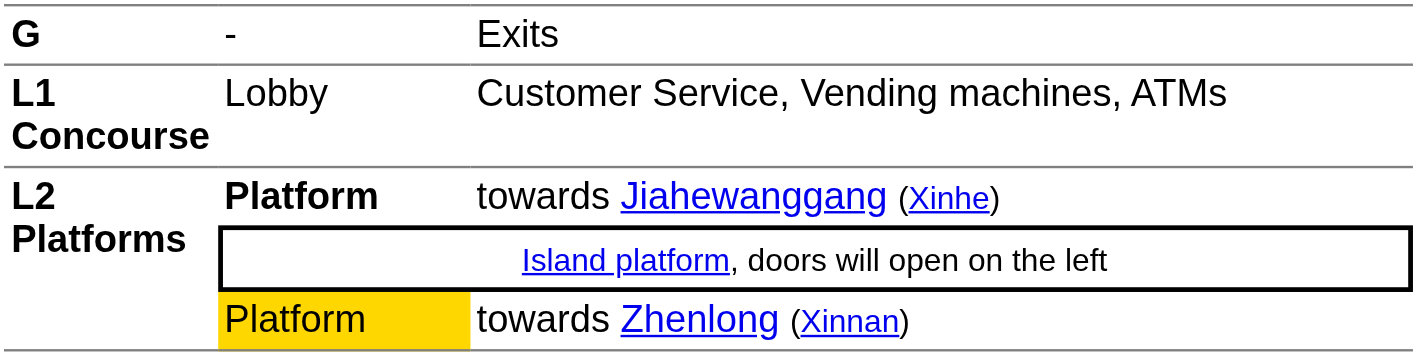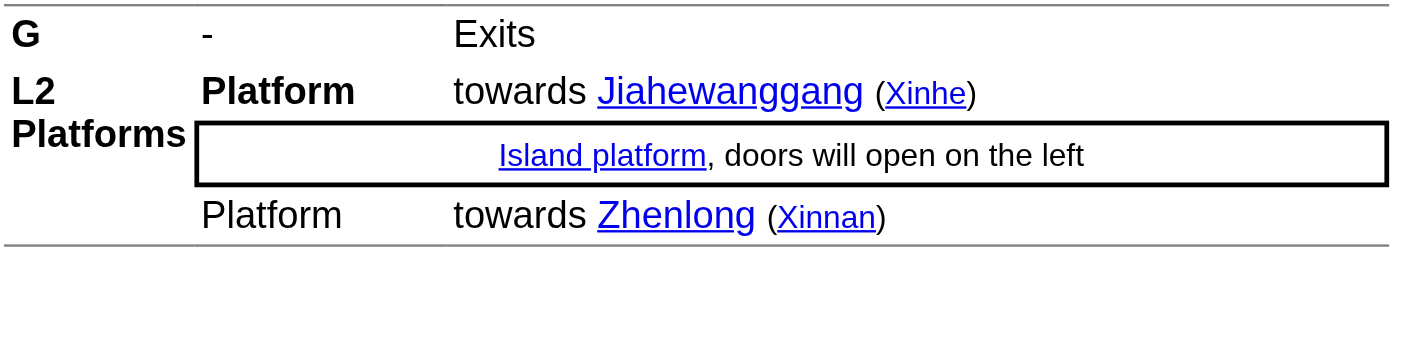- row: (852, 93)
(295, 319) gold background -> (272, 215) no background
